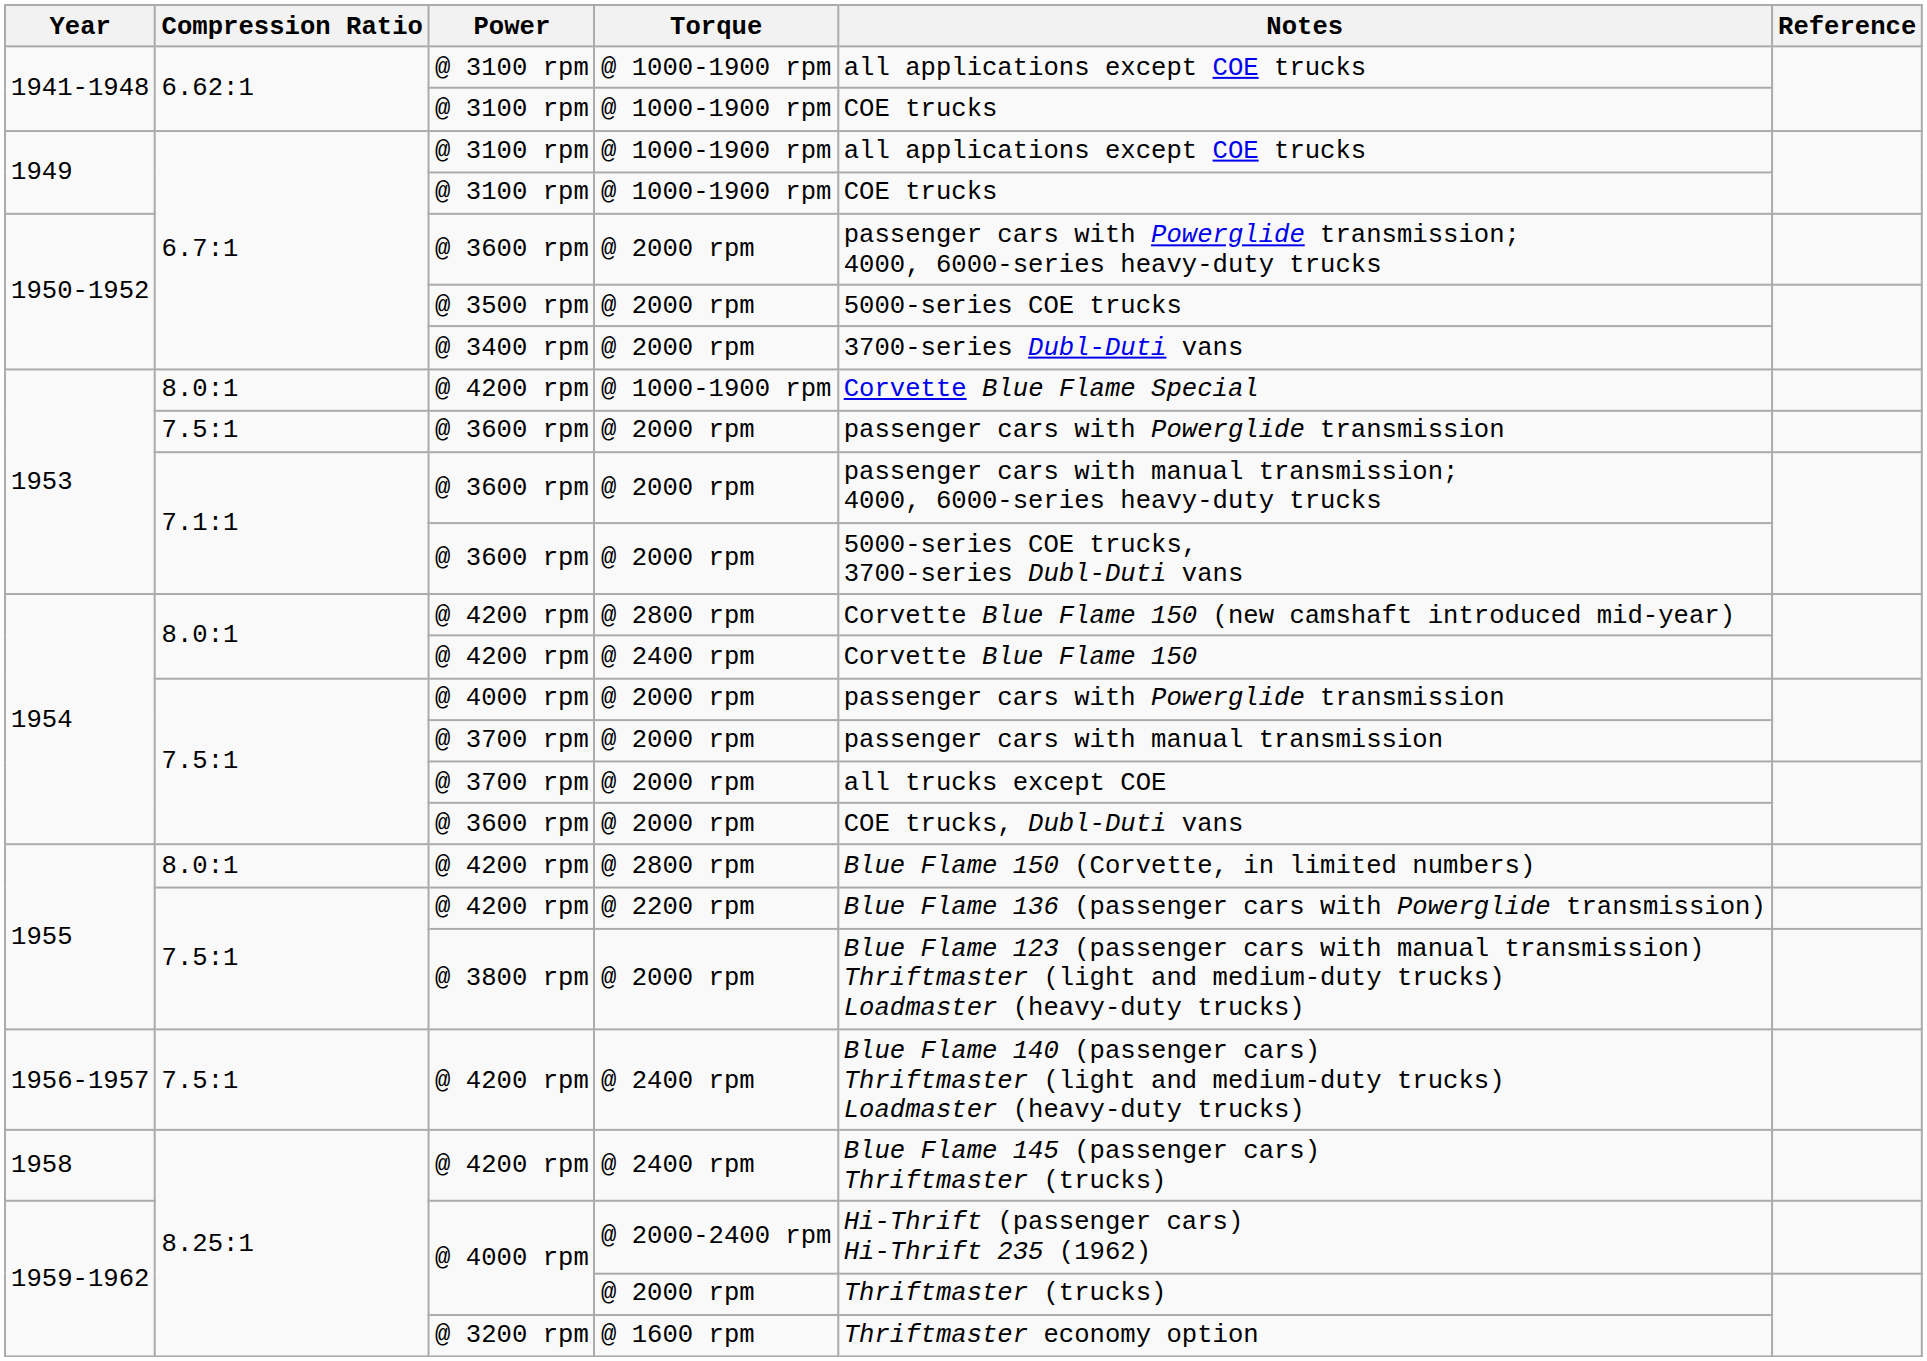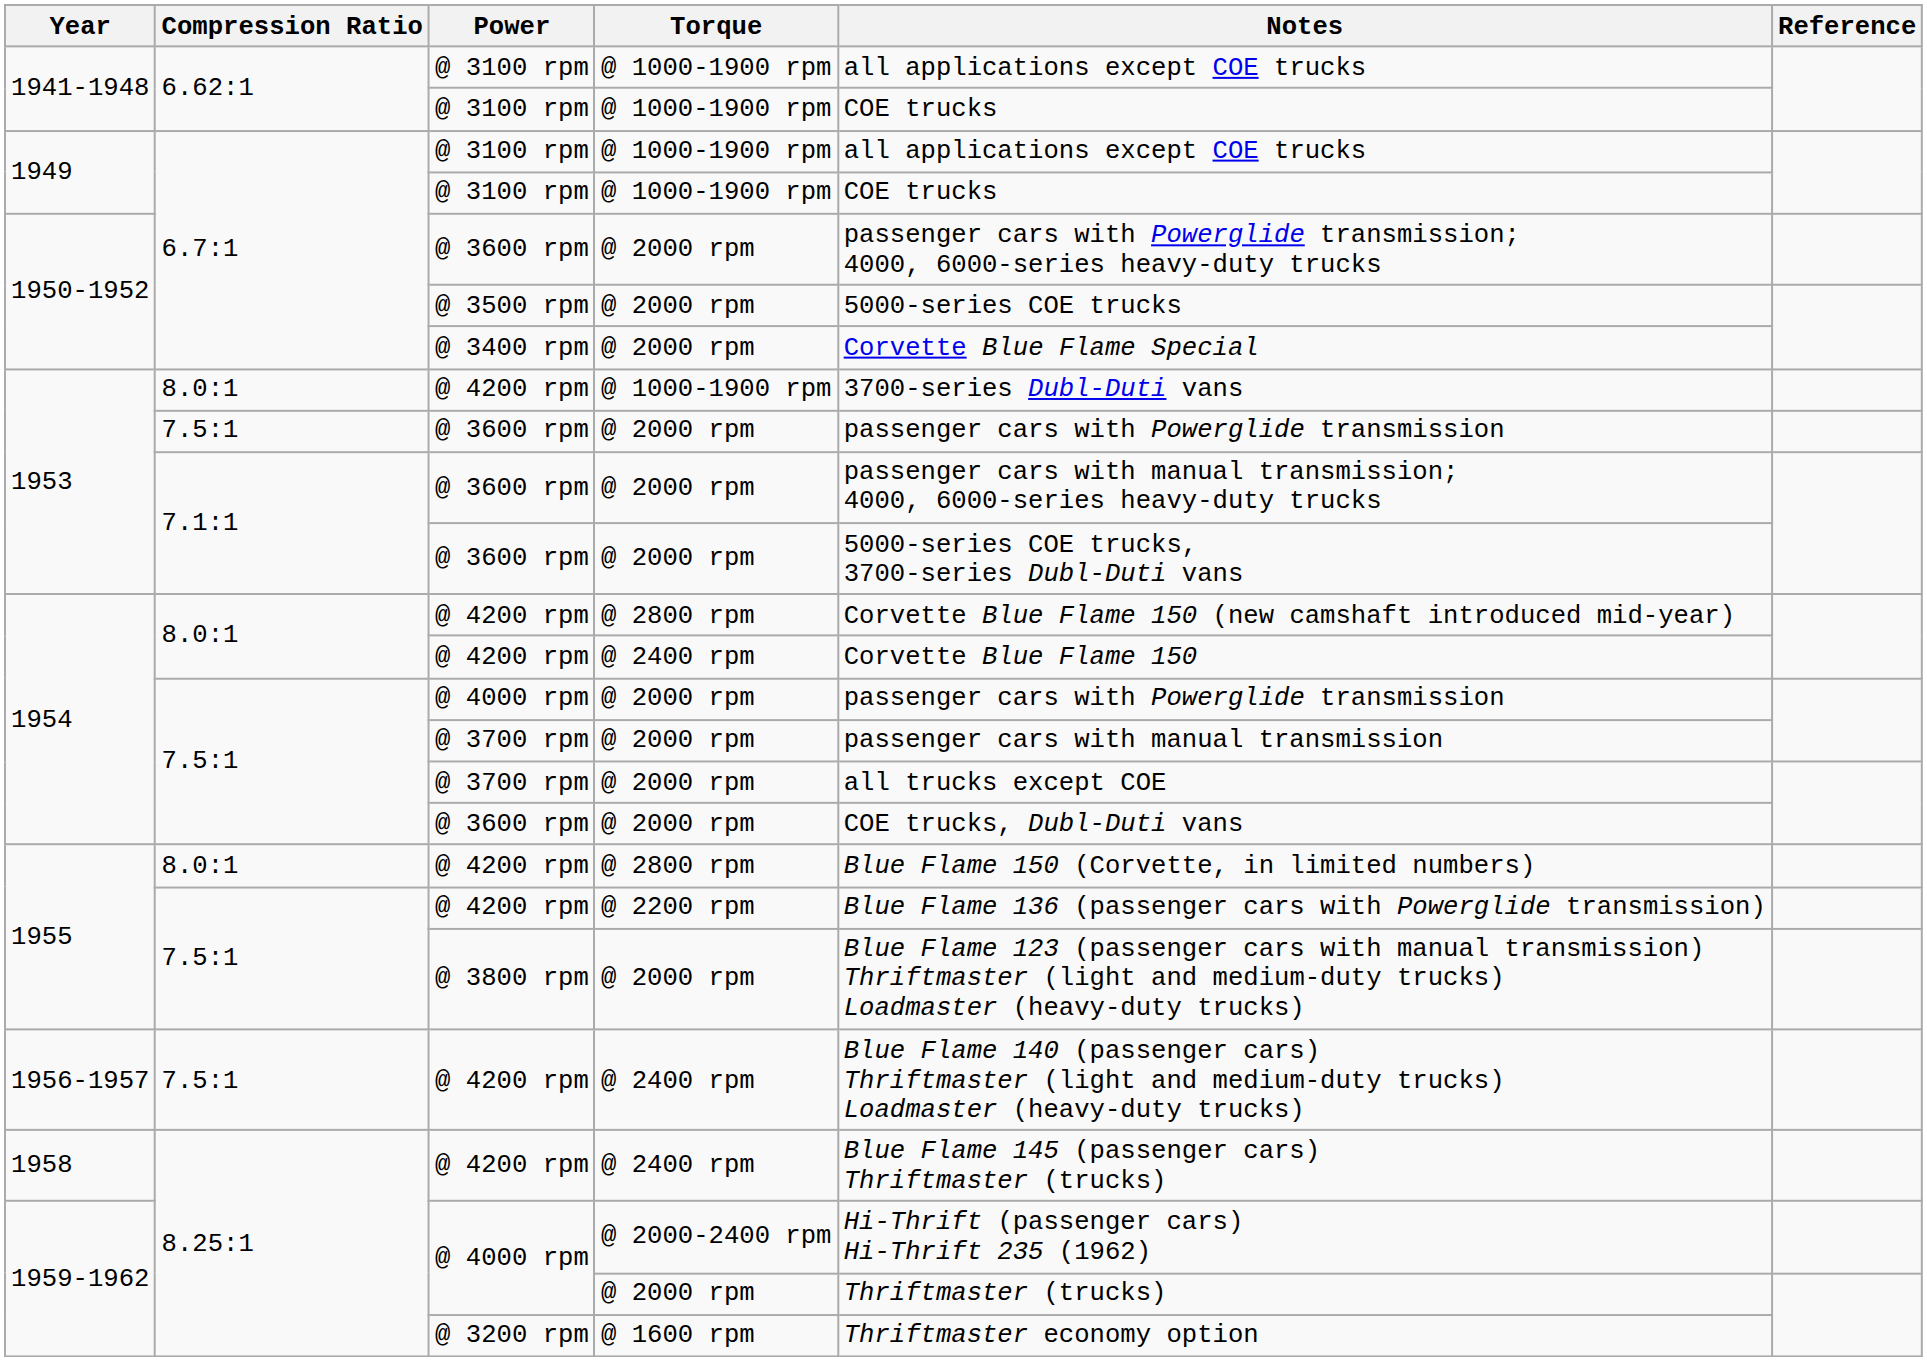(1043, 348) 3700-series Dubl-Duti vans -> (1051, 348) Corvette Blue Flame Special
(1051, 389) Corvette Blue Flame Special -> (1043, 389) 3700-series Dubl-Duti vans
